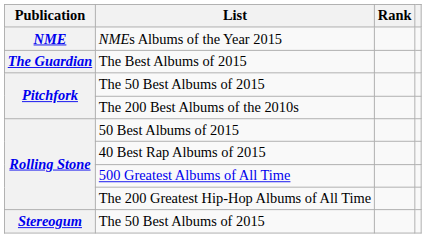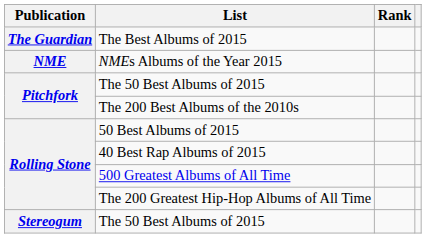rows swapped: (50, 61) <-> (50, 38)
